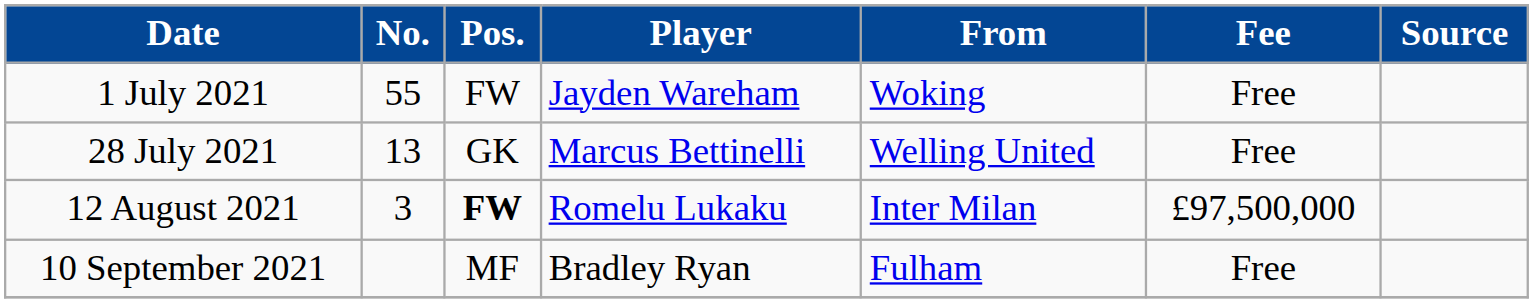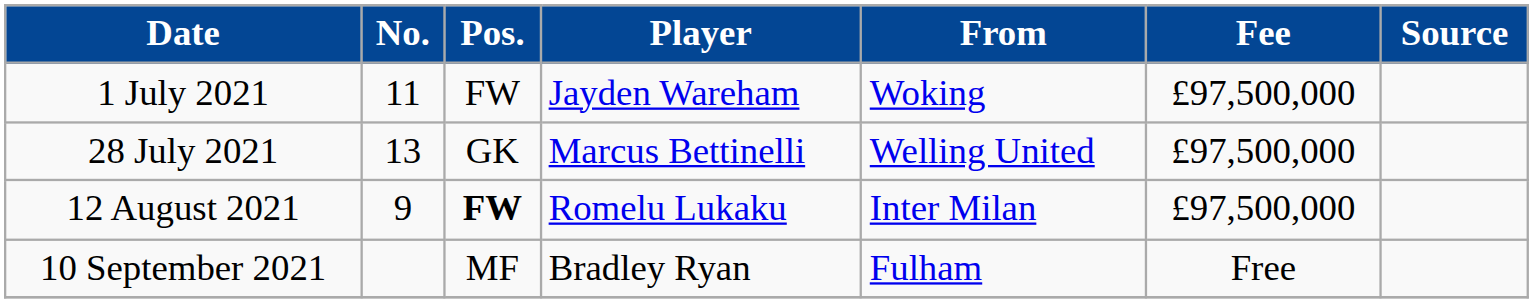(403, 92) 55 -> (403, 92) 11
(1263, 92) Free -> (1263, 92) £97,500,000
(1263, 150) Free -> (1263, 150) £97,500,000
(403, 208) 3 -> (403, 208) 9
